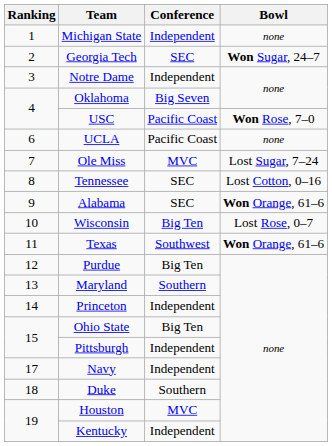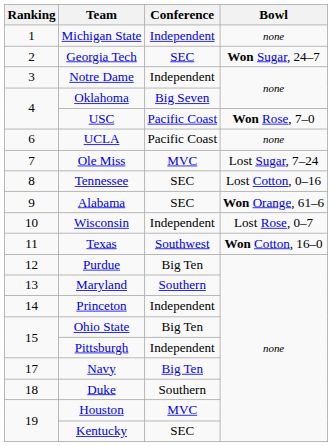(182, 222) Big Ten -> (182, 222) Independent
(274, 243) Won Orange, 61–6 -> (274, 243) Won Cotton, 16–0
(182, 368) Independent -> (182, 368) Big Ten
(182, 431) Independent -> (182, 431) SEC
